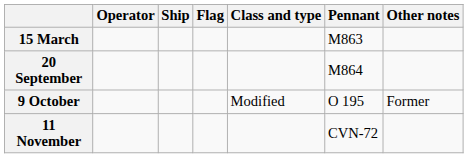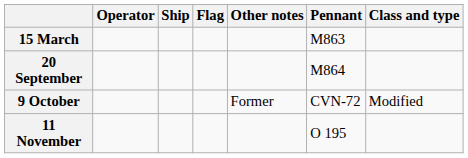columns swapped: (276, 16) <-> (423, 16)
(346, 101) O 195 -> (335, 101) CVN-72
(353, 132) CVN-72 -> (328, 132) O 195
